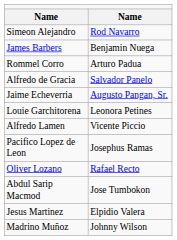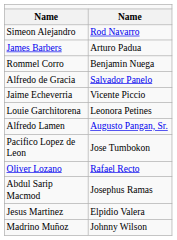(122, 48) Benjamin Nuega -> (116, 48) Arturo Padua
(116, 64) Arturo Padua -> (122, 64) Benjamin Nuega
(129, 95) Augusto Pangan, Sr. -> (118, 95) Vicente Piccio
(118, 126) Vicente Piccio -> (129, 126) Augusto Pangan, Sr.
(121, 148) Josephus Ramas -> (120, 148) Jose Tumbokon
(120, 190) Jose Tumbokon -> (121, 190) Josephus Ramas
